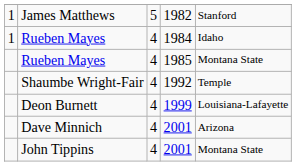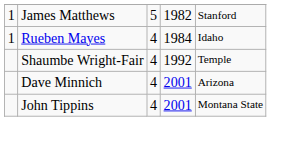- row: (63, 60)
- row: (59, 104)
